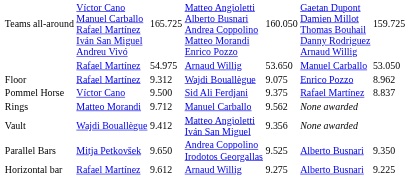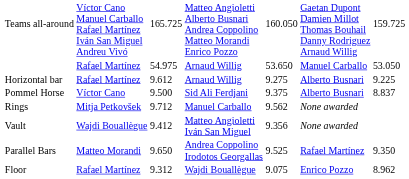rows swapped: (16, 79) <-> (34, 170)
(332, 93) Rafael Martínez -> (332, 93) Alberto Busnari
(109, 106) Matteo Morandi -> (109, 106) Mitja Petkovšek
(109, 151) Mitja Petkovšek -> (109, 151) Matteo Morandi
(332, 151) Alberto Busnari -> (332, 151) Rafael Martínez
